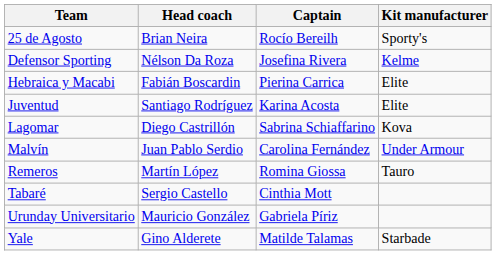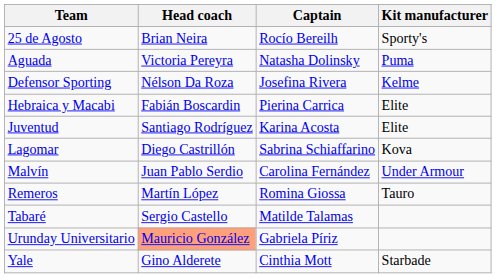+ row: (30, 60)
(295, 194) Cinthia Mott -> (306, 216) Matilde Talamas
(195, 216) no background -> (195, 238) lightsalmon background
(306, 238) Matilde Talamas -> (295, 261) Cinthia Mott
